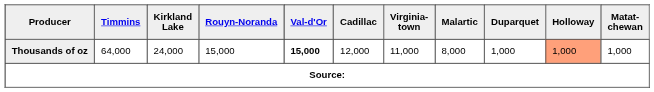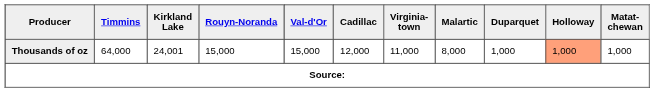(168, 51) 24,000 -> (168, 51) 24,001
(305, 51) bold -> (305, 51) normal
